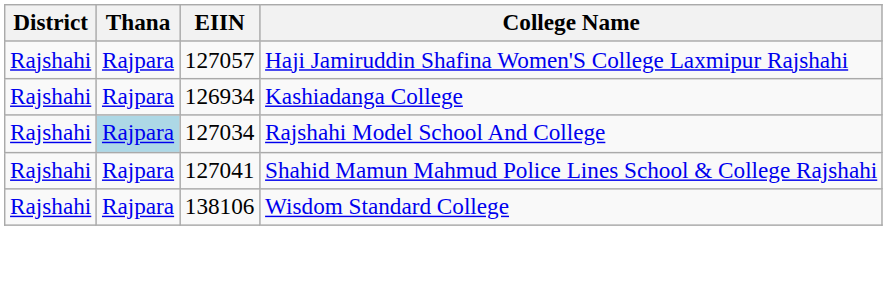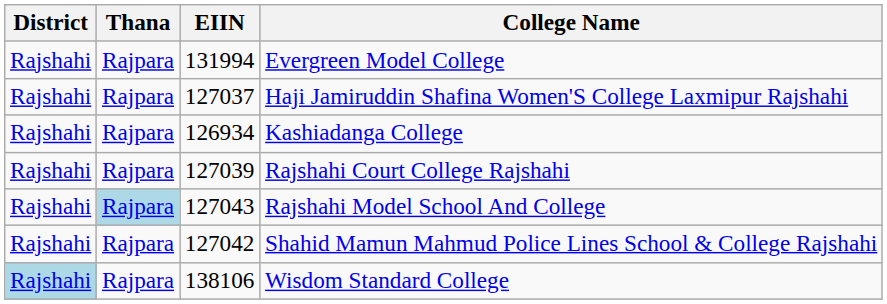+ row: (385, 59)
(220, 59) 127057 -> (220, 96) 127037
+ row: (417, 170)
(220, 133) 127034 -> (220, 206) 127043
(220, 170) 127041 -> (220, 243) 127042
(51, 206) no background -> (51, 280) lightblue background
